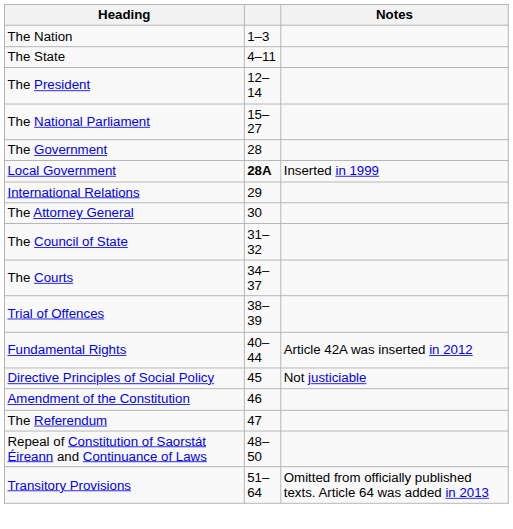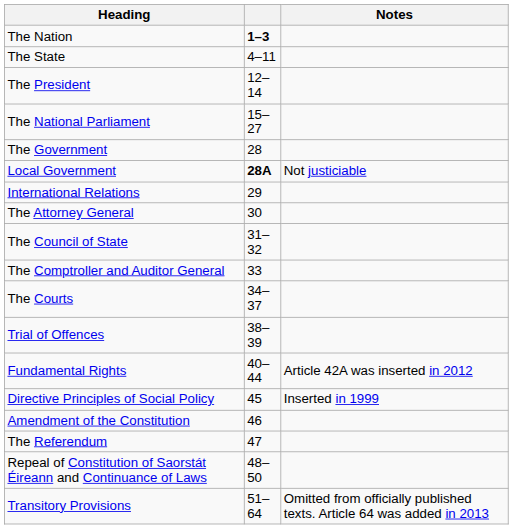(258, 36) normal -> (258, 36) bold
(331, 171) Inserted in 1999 -> (325, 171) Not justiciable
+ row: (116, 270)
(325, 378) Not justiciable -> (331, 399) Inserted in 1999
